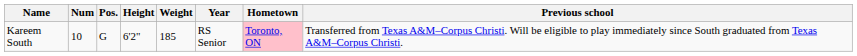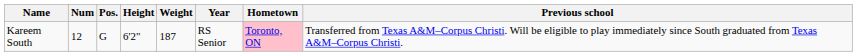(76, 36) 10 -> (76, 36) 12
(168, 36) 185 -> (168, 36) 187
